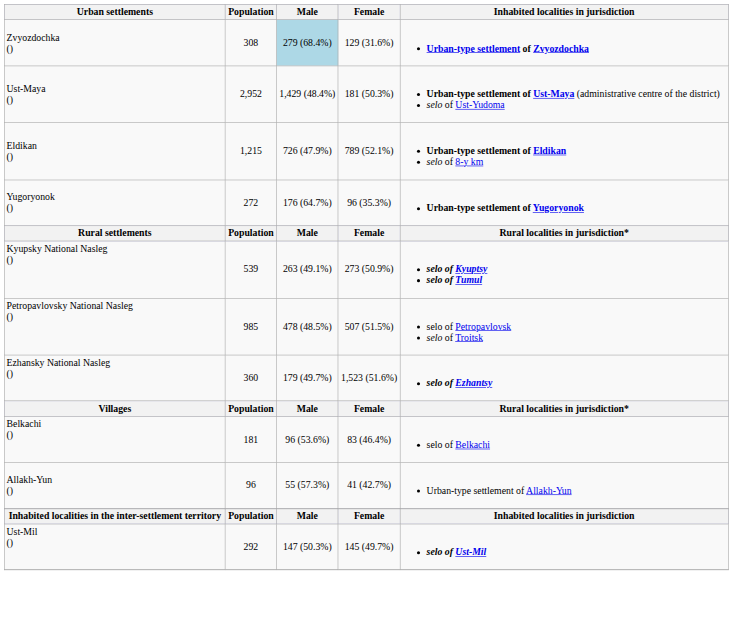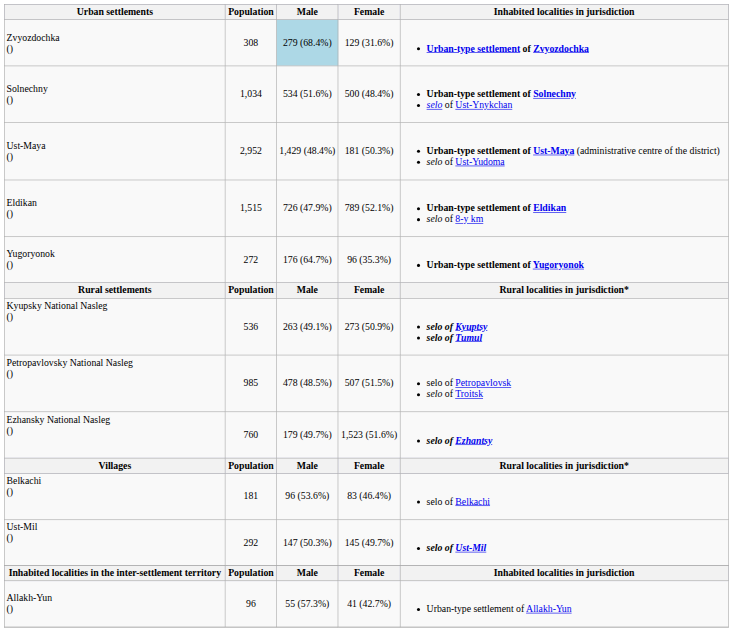+ row: (27, 94)
(251, 151) 1,215 -> (251, 208) 1,515
(251, 269) 539 -> (251, 326) 536
(251, 378) 360 -> (251, 435) 760
rows swapped: (22, 537) <-> (29, 485)
